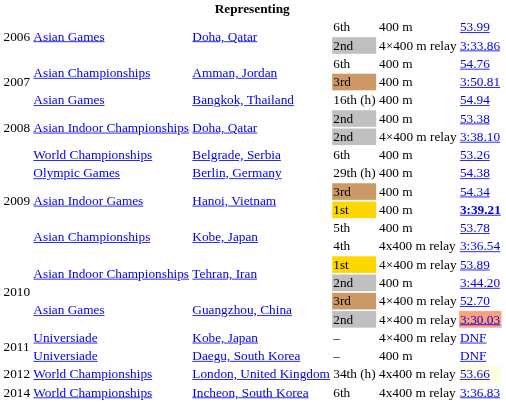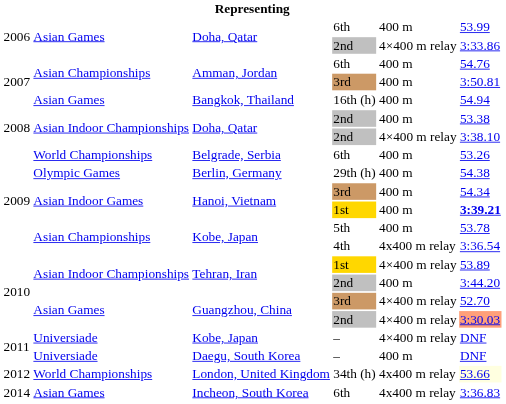(93, 392) World Championships -> (69, 392) Asian Games
